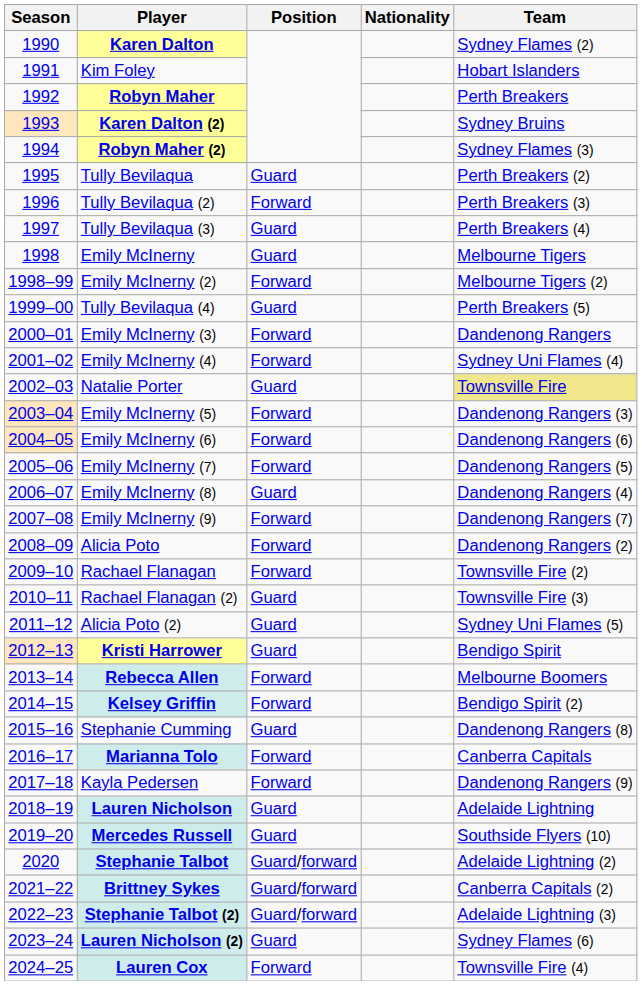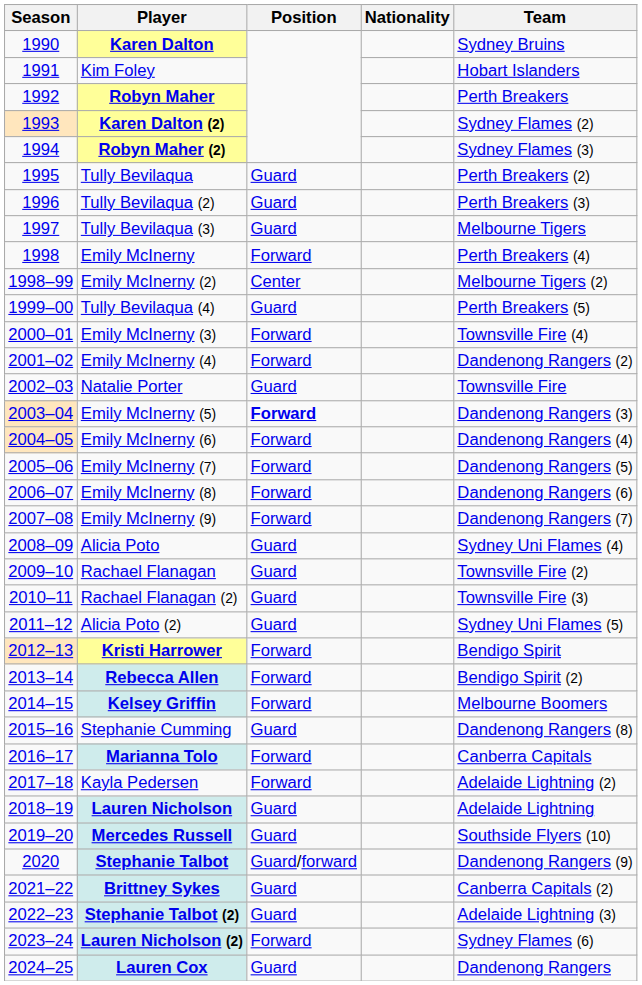(526, 44) Sydney Flames (2) -> (511, 44) Sydney Bruins
(511, 123) Sydney Bruins -> (526, 123) Sydney Flames (2)
(281, 202) Forward -> (274, 202) Guard
(524, 228) Perth Breakers (4) -> (522, 228) Melbourne Tigers
(274, 255) Guard -> (281, 255) Forward
(522, 255) Melbourne Tigers -> (524, 255) Perth Breakers (4)
(281, 281) Forward -> (276, 281) Center
(534, 334) Dandenong Rangers -> (523, 334) Townsville Fire (4)
(540, 360) Sydney Uni Flames (4) -> (545, 360) Dandenong Rangers (2)
(512, 387) khaki background -> (512, 387) no background
(281, 413) normal -> (283, 413) bold
(545, 439) Dandenong Rangers (6) -> (545, 439) Dandenong Rangers (4)
(274, 492) Guard -> (281, 492) Forward
(545, 492) Dandenong Rangers (4) -> (545, 492) Dandenong Rangers (6)
(281, 545) Forward -> (274, 545) Guard
(545, 545) Dandenong Rangers (2) -> (540, 545) Sydney Uni Flames (4)
(281, 571) Forward -> (274, 571) Guard
(274, 651) Guard -> (281, 651) Forward
(532, 677) Melbourne Boomers -> (520, 677) Bendigo Spirit (2)
(520, 703) Bendigo Spirit (2) -> (532, 703) Melbourne Boomers
(545, 783) Dandenong Rangers (9) -> (537, 783) Adelaide Lightning (2)
(537, 862) Adelaide Lightning (2) -> (545, 862) Dandenong Rangers (9)
(304, 888) Guard/forward -> (274, 888) Guard
(304, 914) Guard/forward -> (274, 914) Guard
(274, 941) Guard -> (281, 941) Forward
(281, 967) Forward -> (274, 967) Guard
(523, 967) Townsville Fire (4) -> (534, 967) Dandenong Rangers
